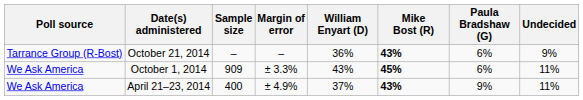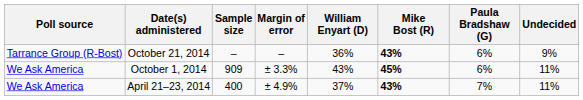(484, 86) 9% -> (484, 86) 7%
